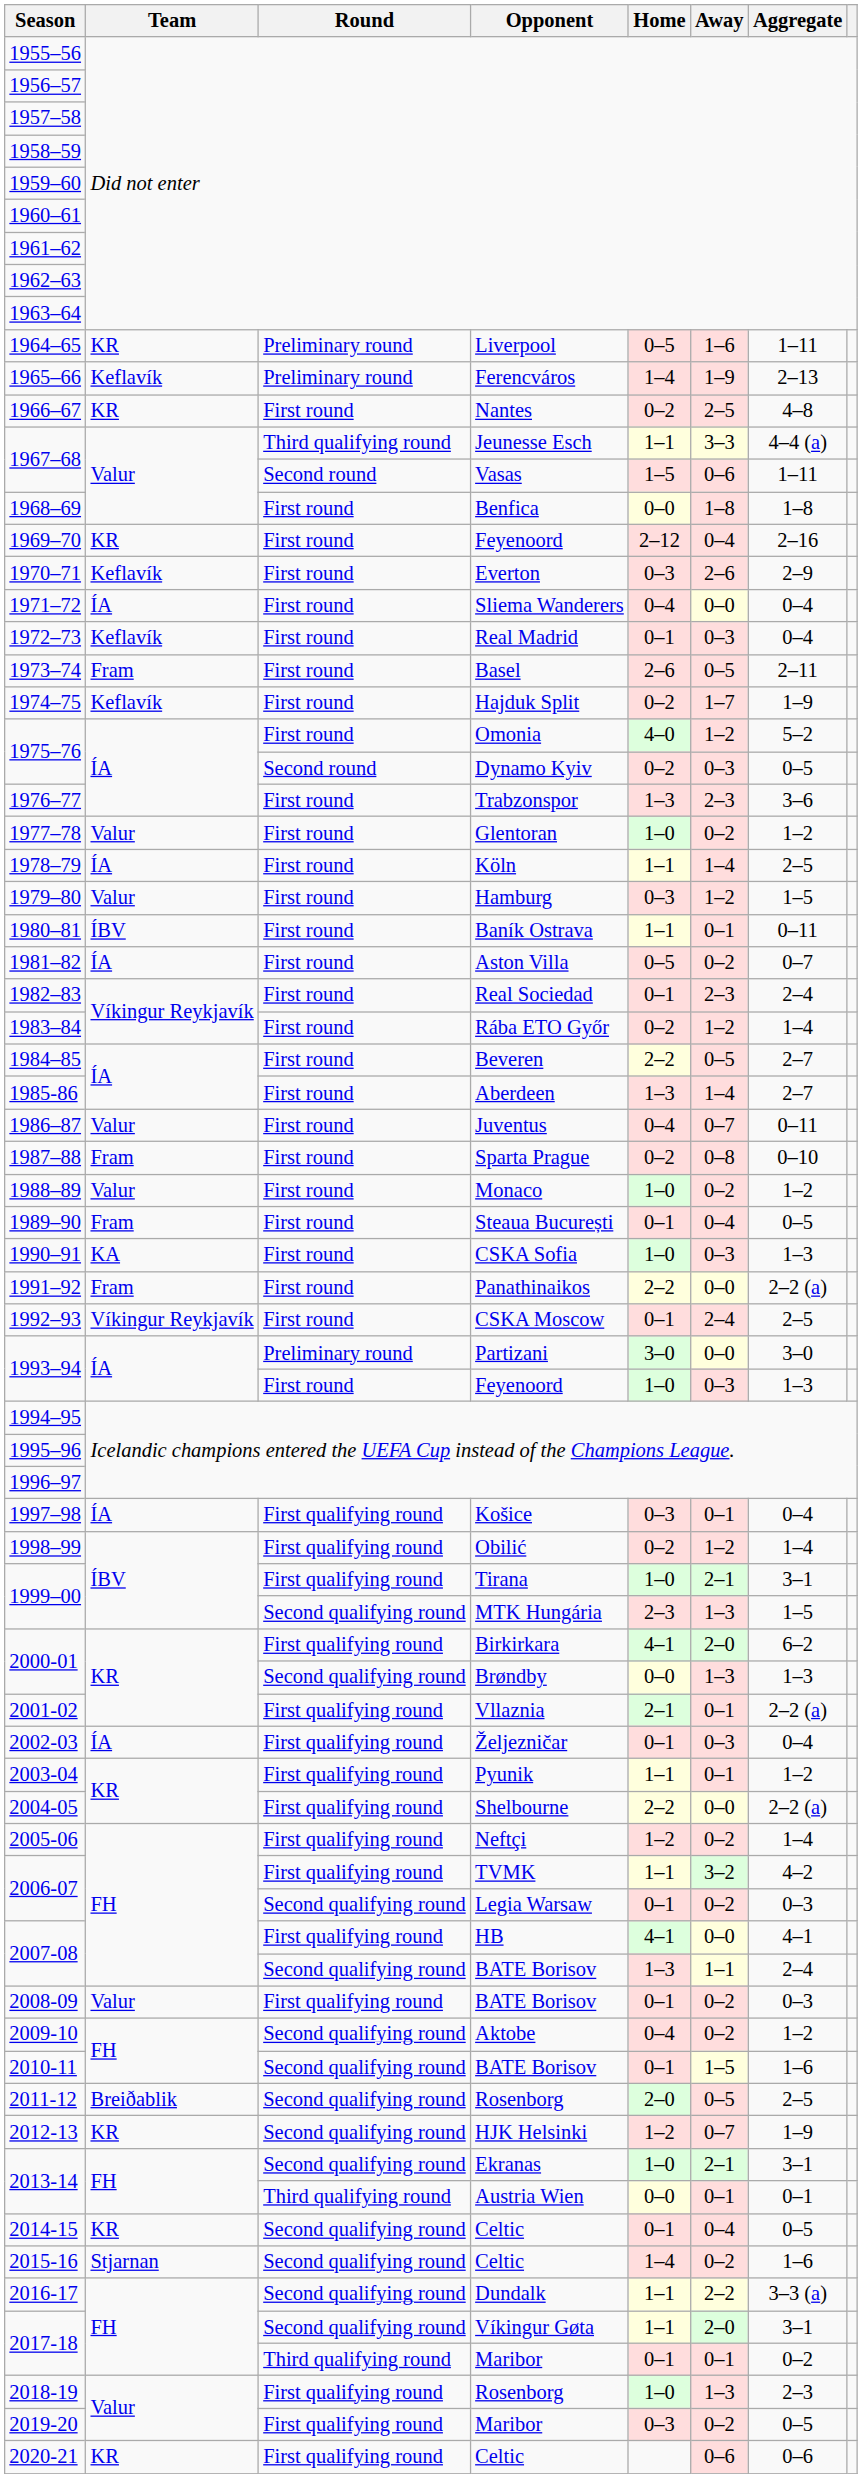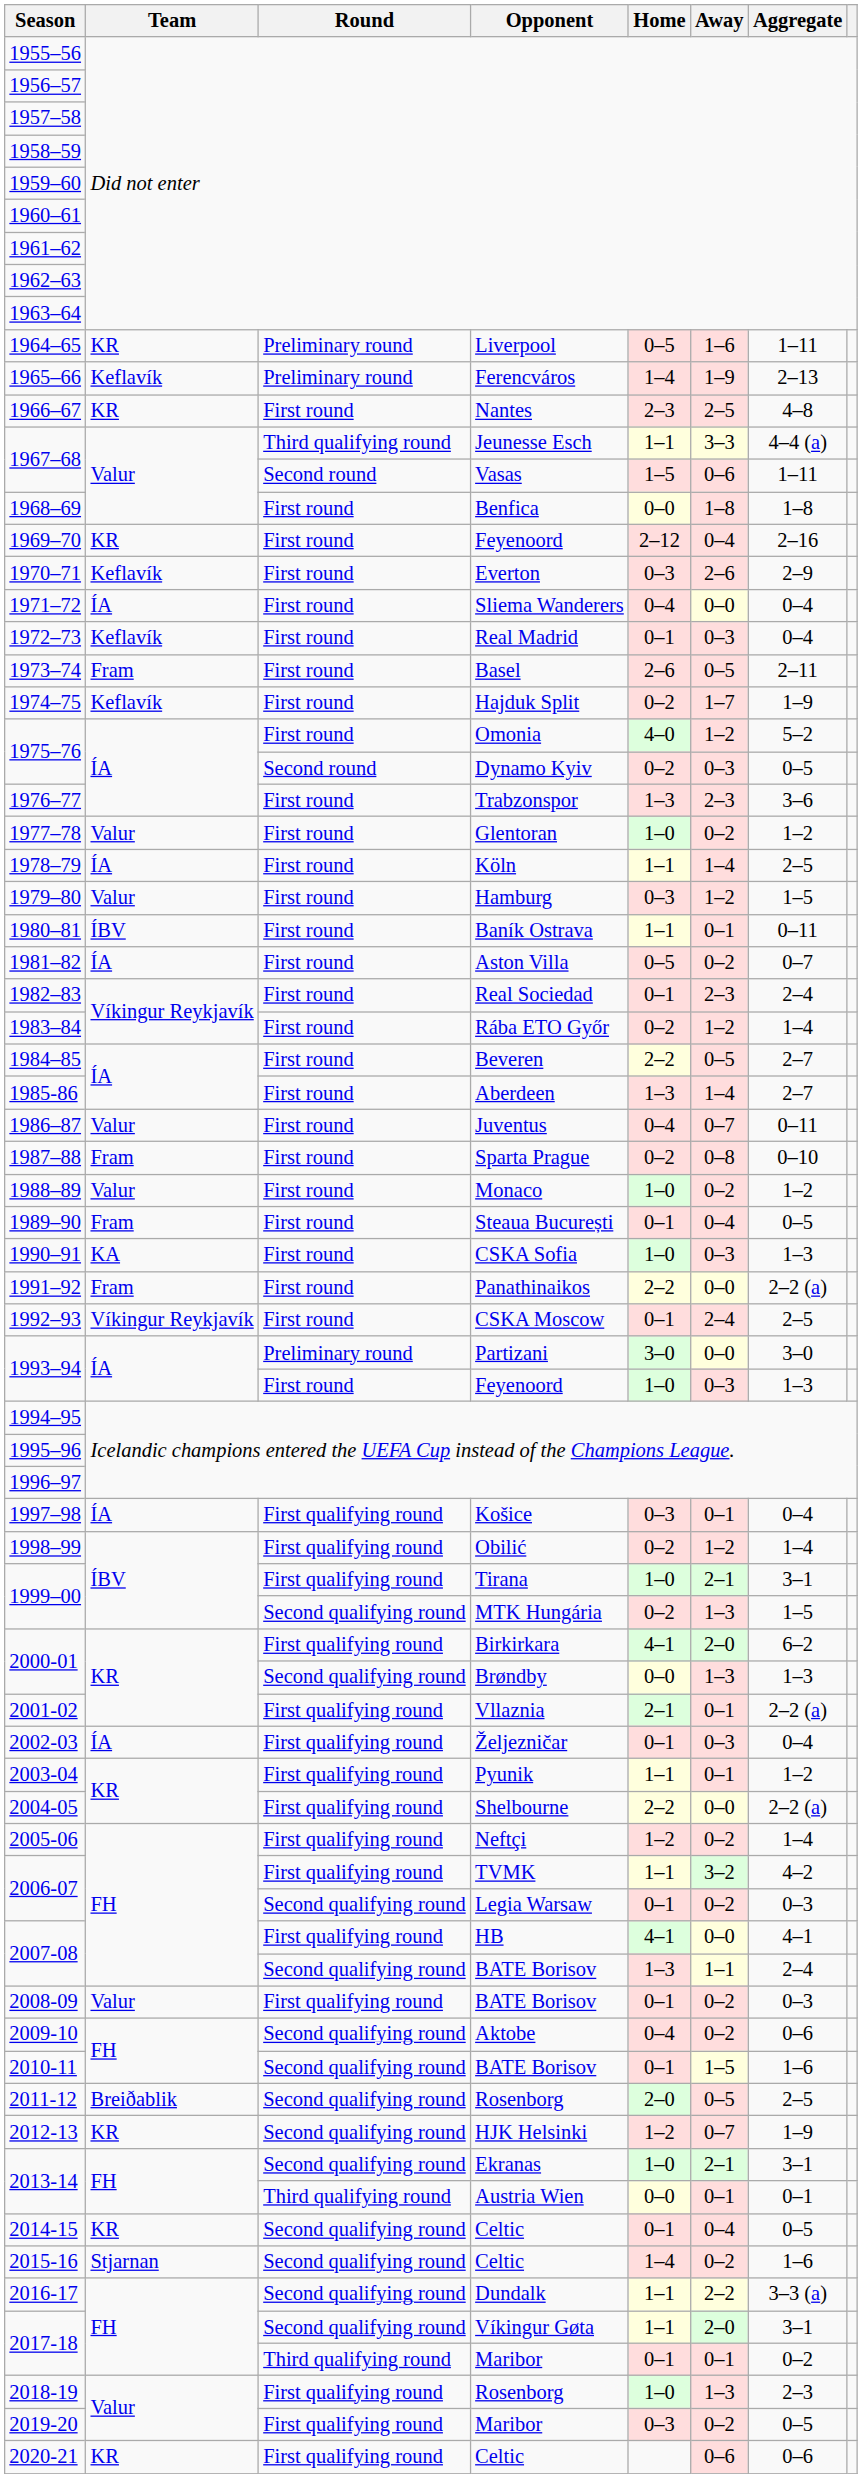(659, 410) 0–2 -> (659, 410) 2–3
(659, 1612) 2–3 -> (659, 1612) 0–2
(798, 2034) 1–2 -> (798, 2034) 0–6
